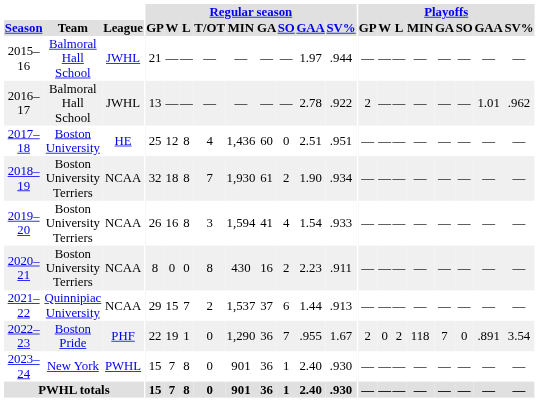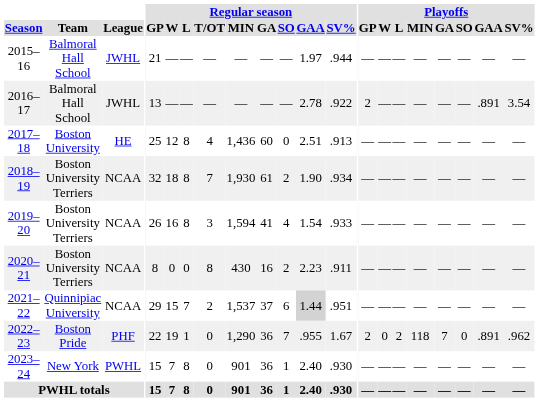(489, 103) 1.01 -> (489, 103) .891
(519, 103) .962 -> (519, 103) 3.54
(341, 140) .951 -> (341, 140) .913
(311, 305) no background -> (311, 305) lightgrey background
(341, 305) .913 -> (341, 305) .951
(519, 336) 3.54 -> (519, 336) .962
